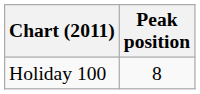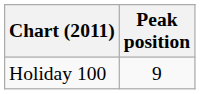(157, 72) 8 -> (157, 72) 9
